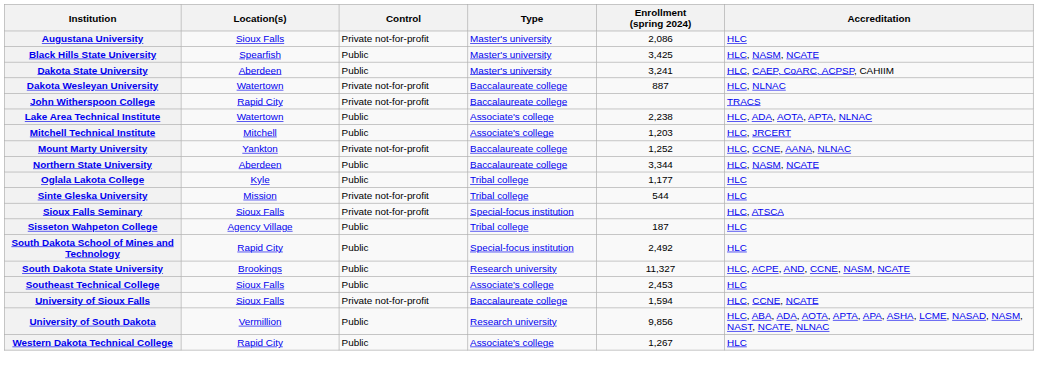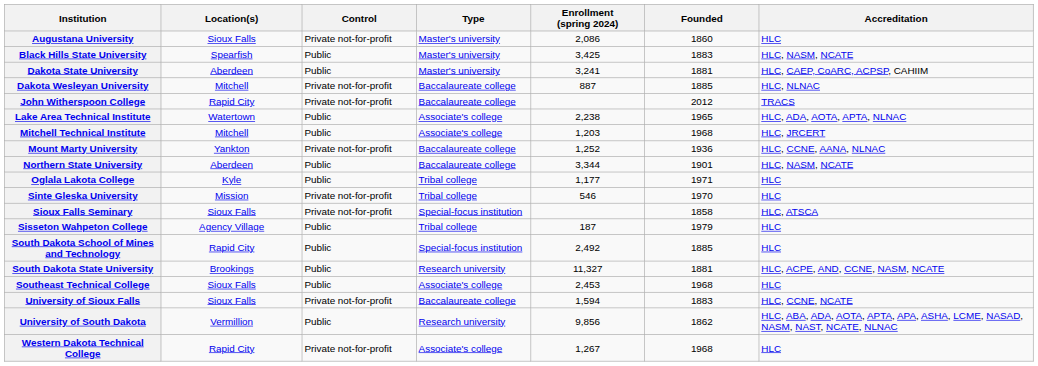+ column: (702, 18)
(260, 86) Watertown -> (232, 86) Mitchell
(661, 195) 544 -> (588, 195) 546
(355, 343) Public -> (348, 348) Private not-for-profit
